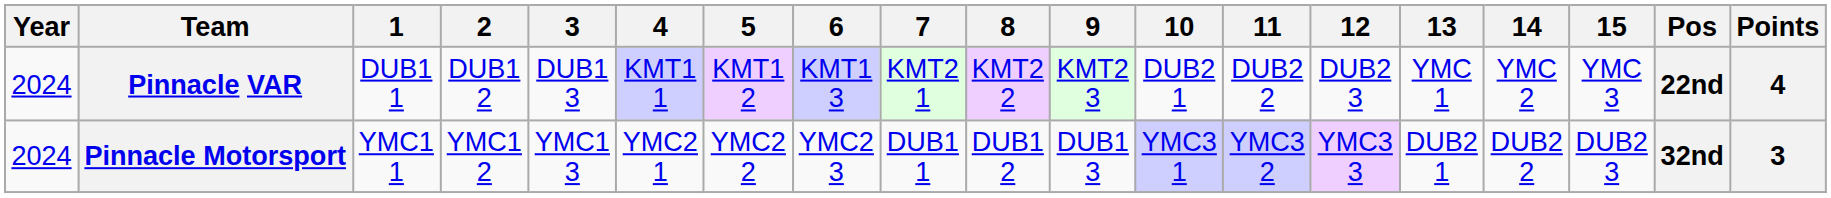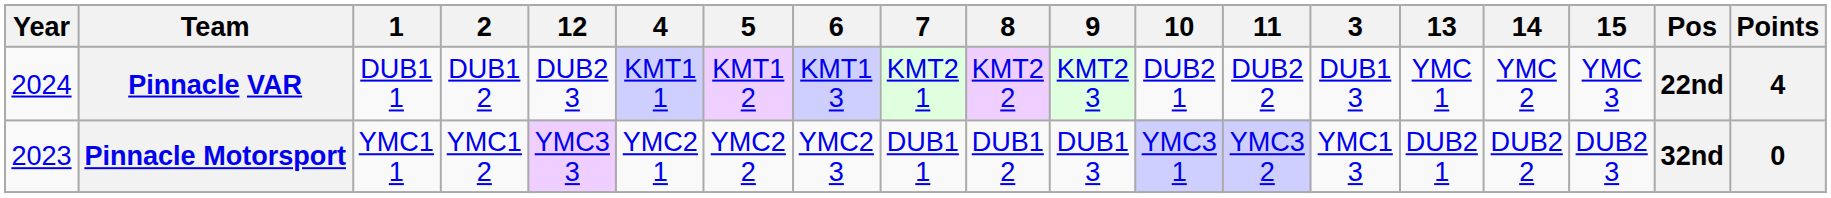columns swapped: (572, 26) <-> (1355, 26)
(41, 156) 2024 -> (41, 156) 2023
(1778, 156) 3 -> (1778, 156) 0
